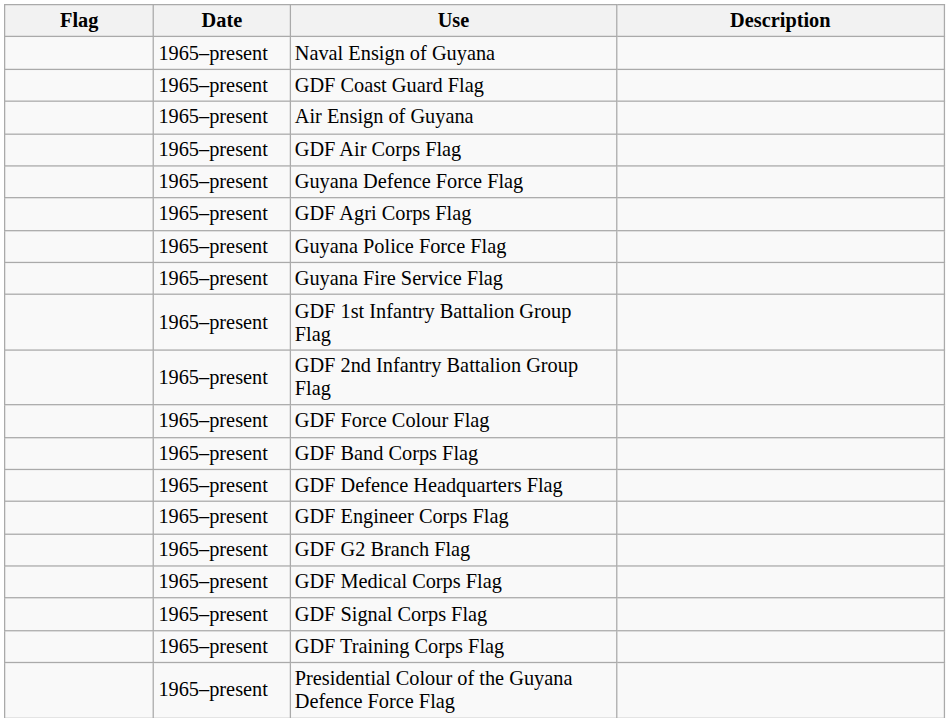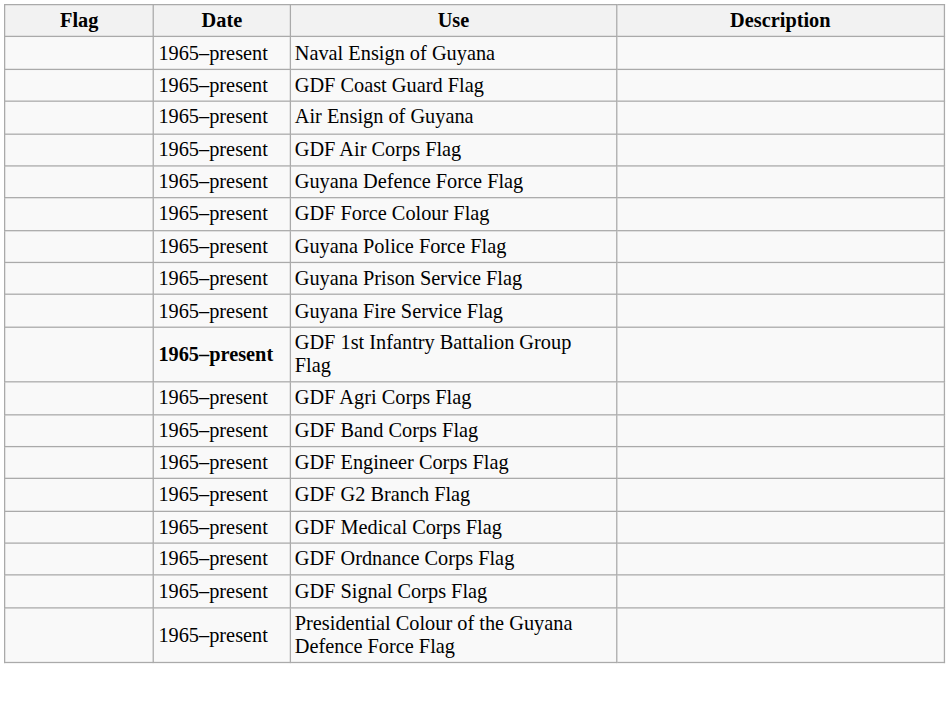rows swapped: (392, 420) <-> (383, 213)
+ row: (408, 278)
(213, 322) normal -> (216, 354) bold
- row: (436, 377)
- row: (429, 485)
+ row: (405, 559)
- row: (399, 646)
